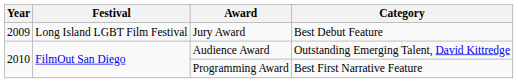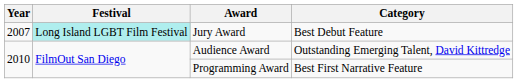(19, 31) 2009 -> (19, 31) 2007
(111, 31) no background -> (111, 31) paleturquoise background
